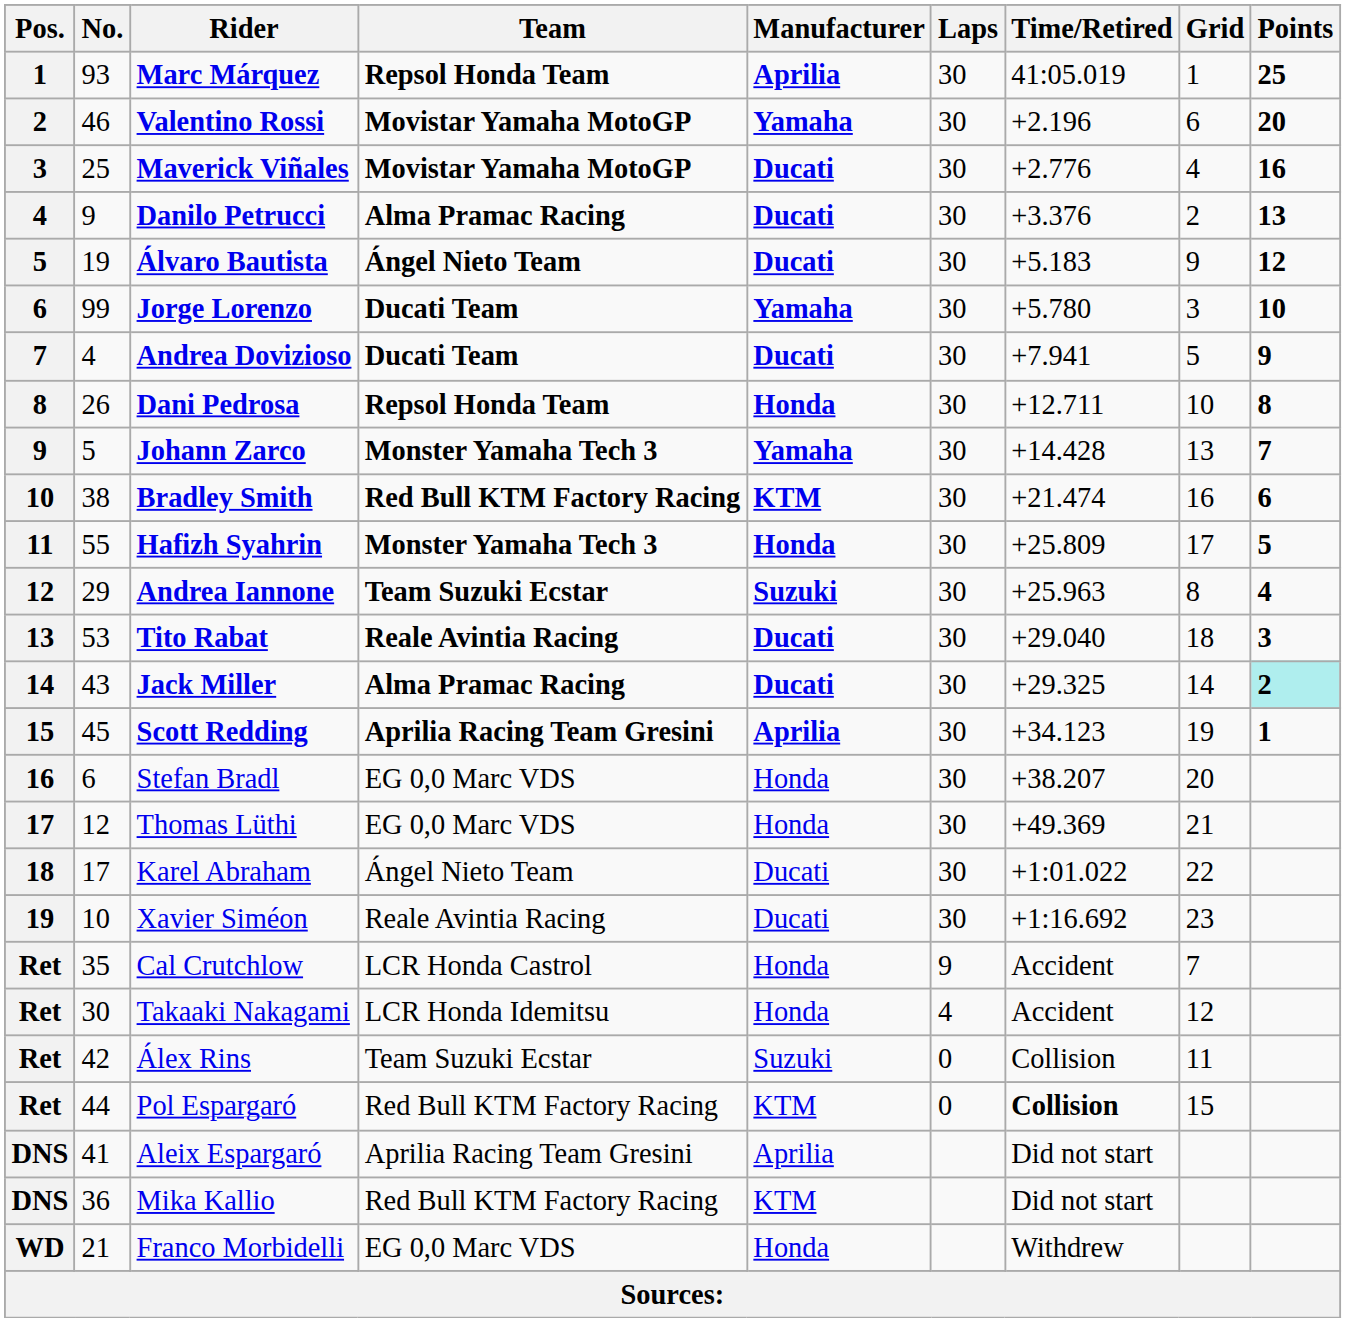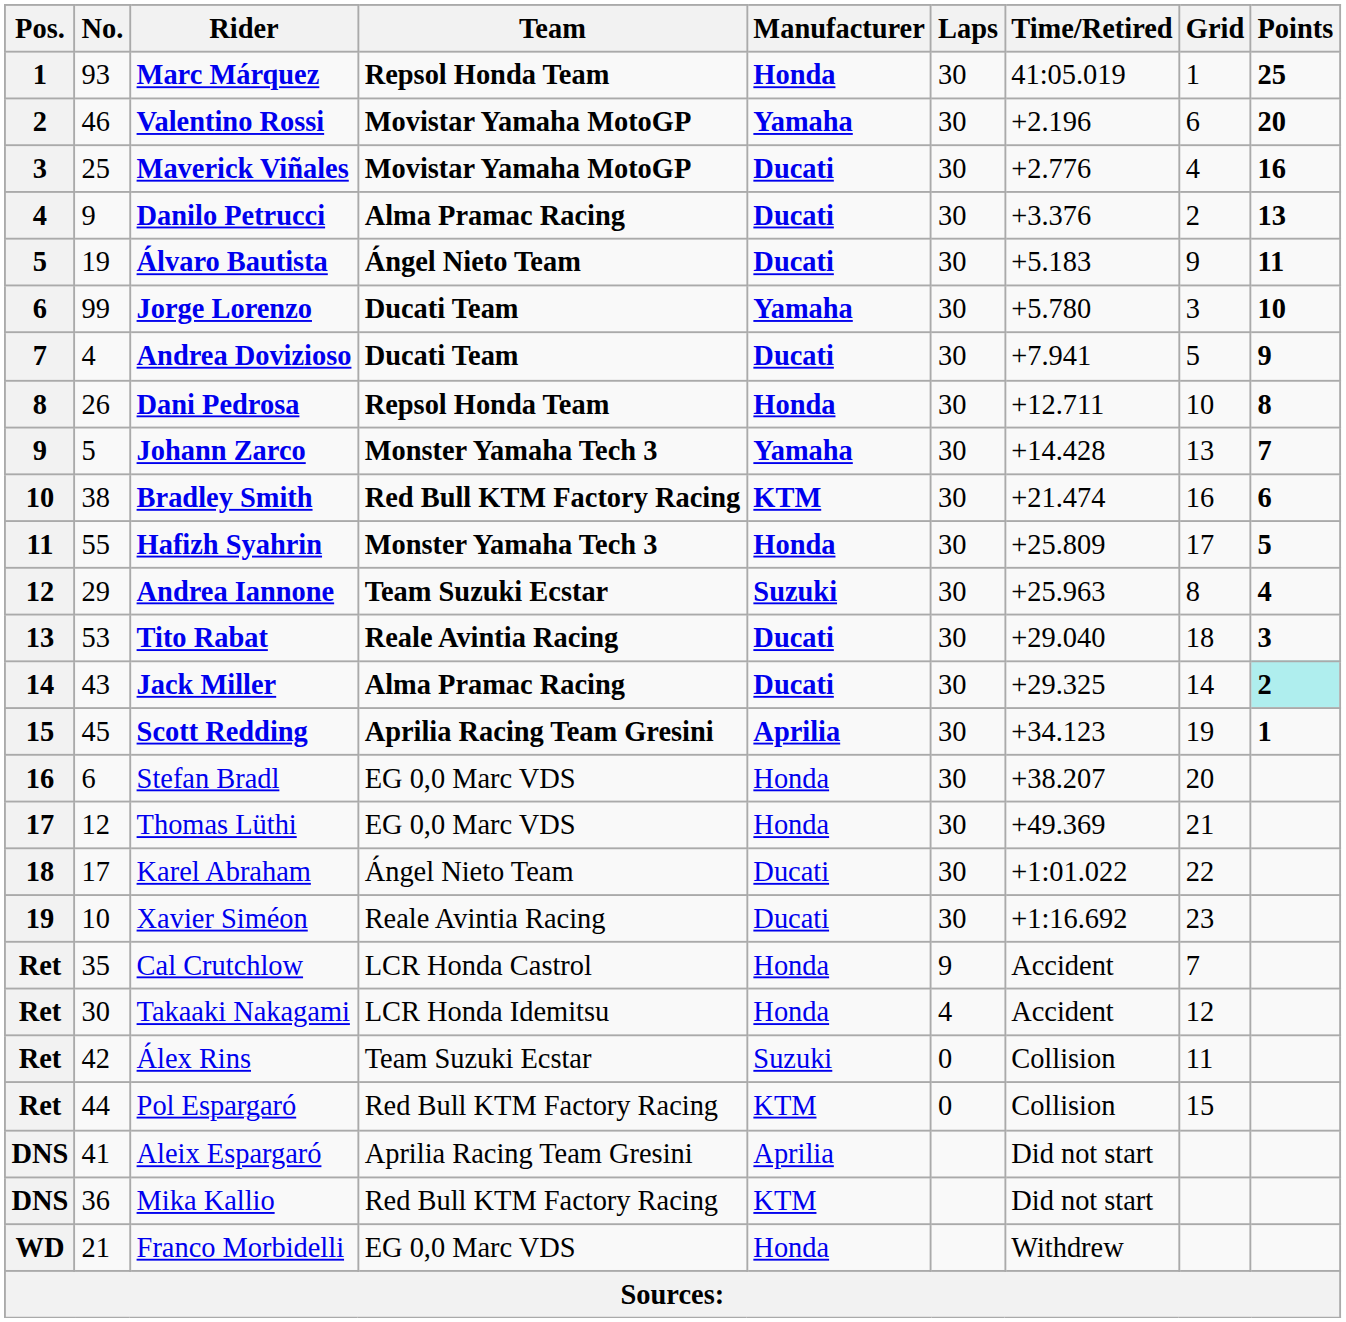(797, 74) Aprilia -> (794, 74) Honda
(1272, 262) 12 -> (1271, 262) 11
(1065, 1106) bold -> (1063, 1106) normal
